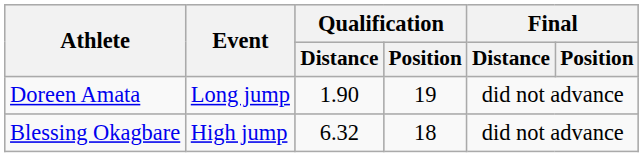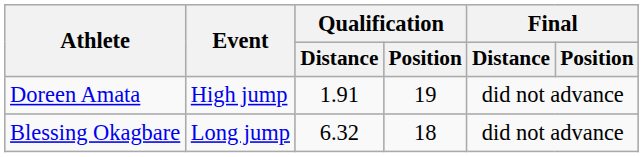(240, 95) Long jump -> (239, 95) High jump
(339, 95) 1.90 -> (339, 95) 1.91
(239, 132) High jump -> (240, 132) Long jump
